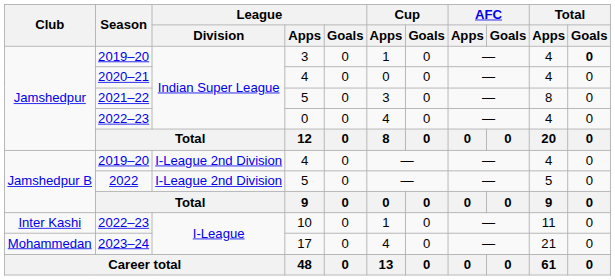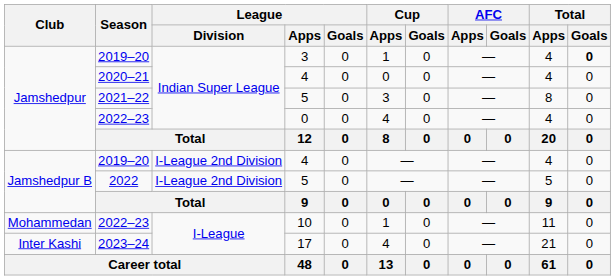(50, 222) Inter Kashi -> (50, 222) Mohammedan
(50, 243) Mohammedan -> (50, 243) Inter Kashi
